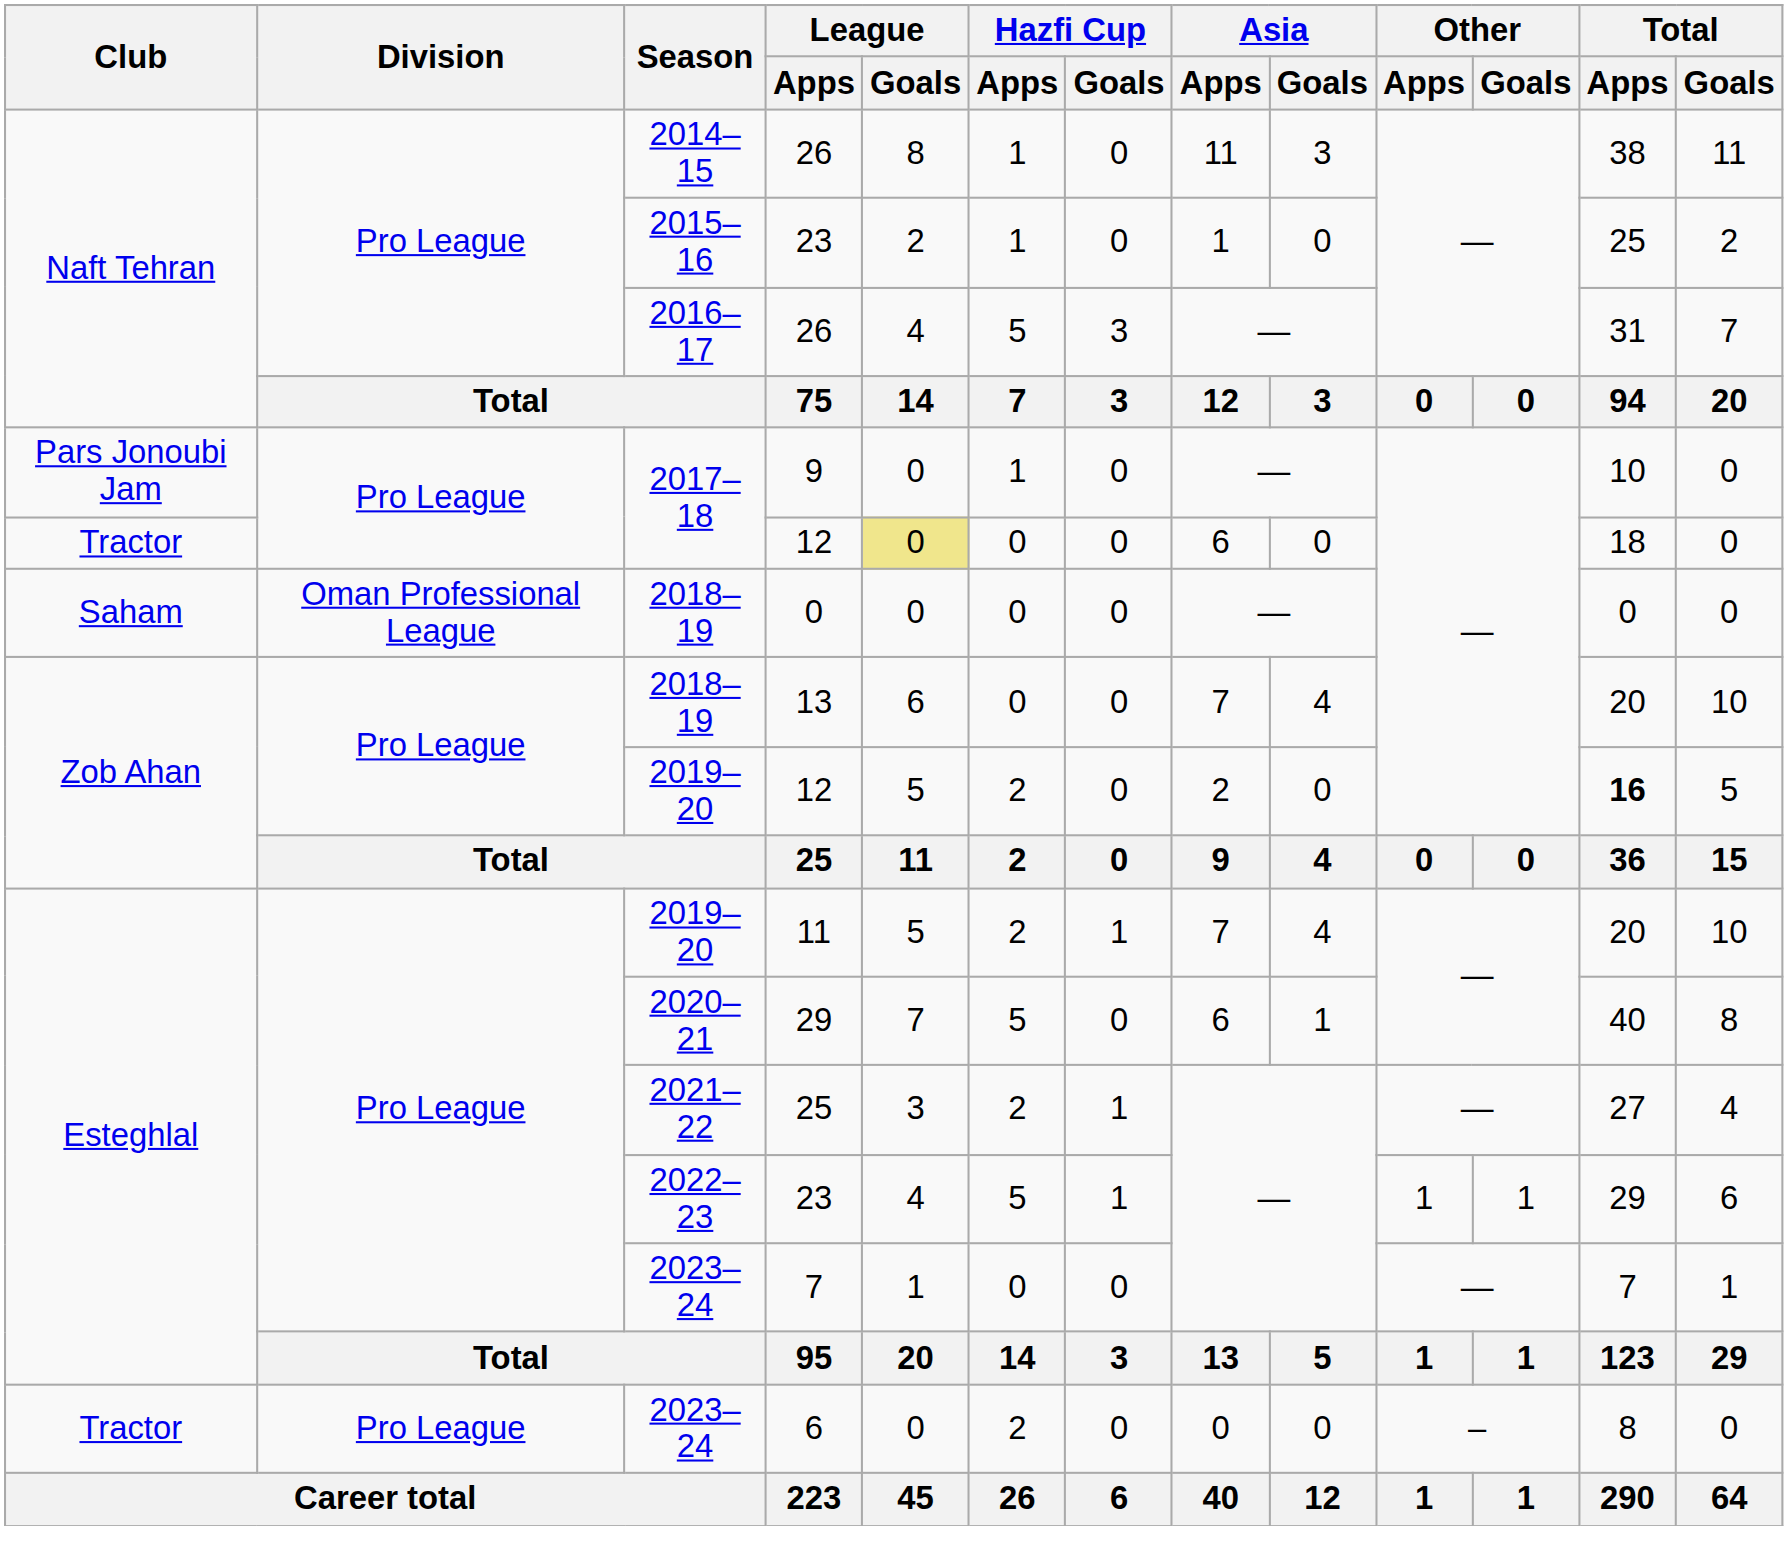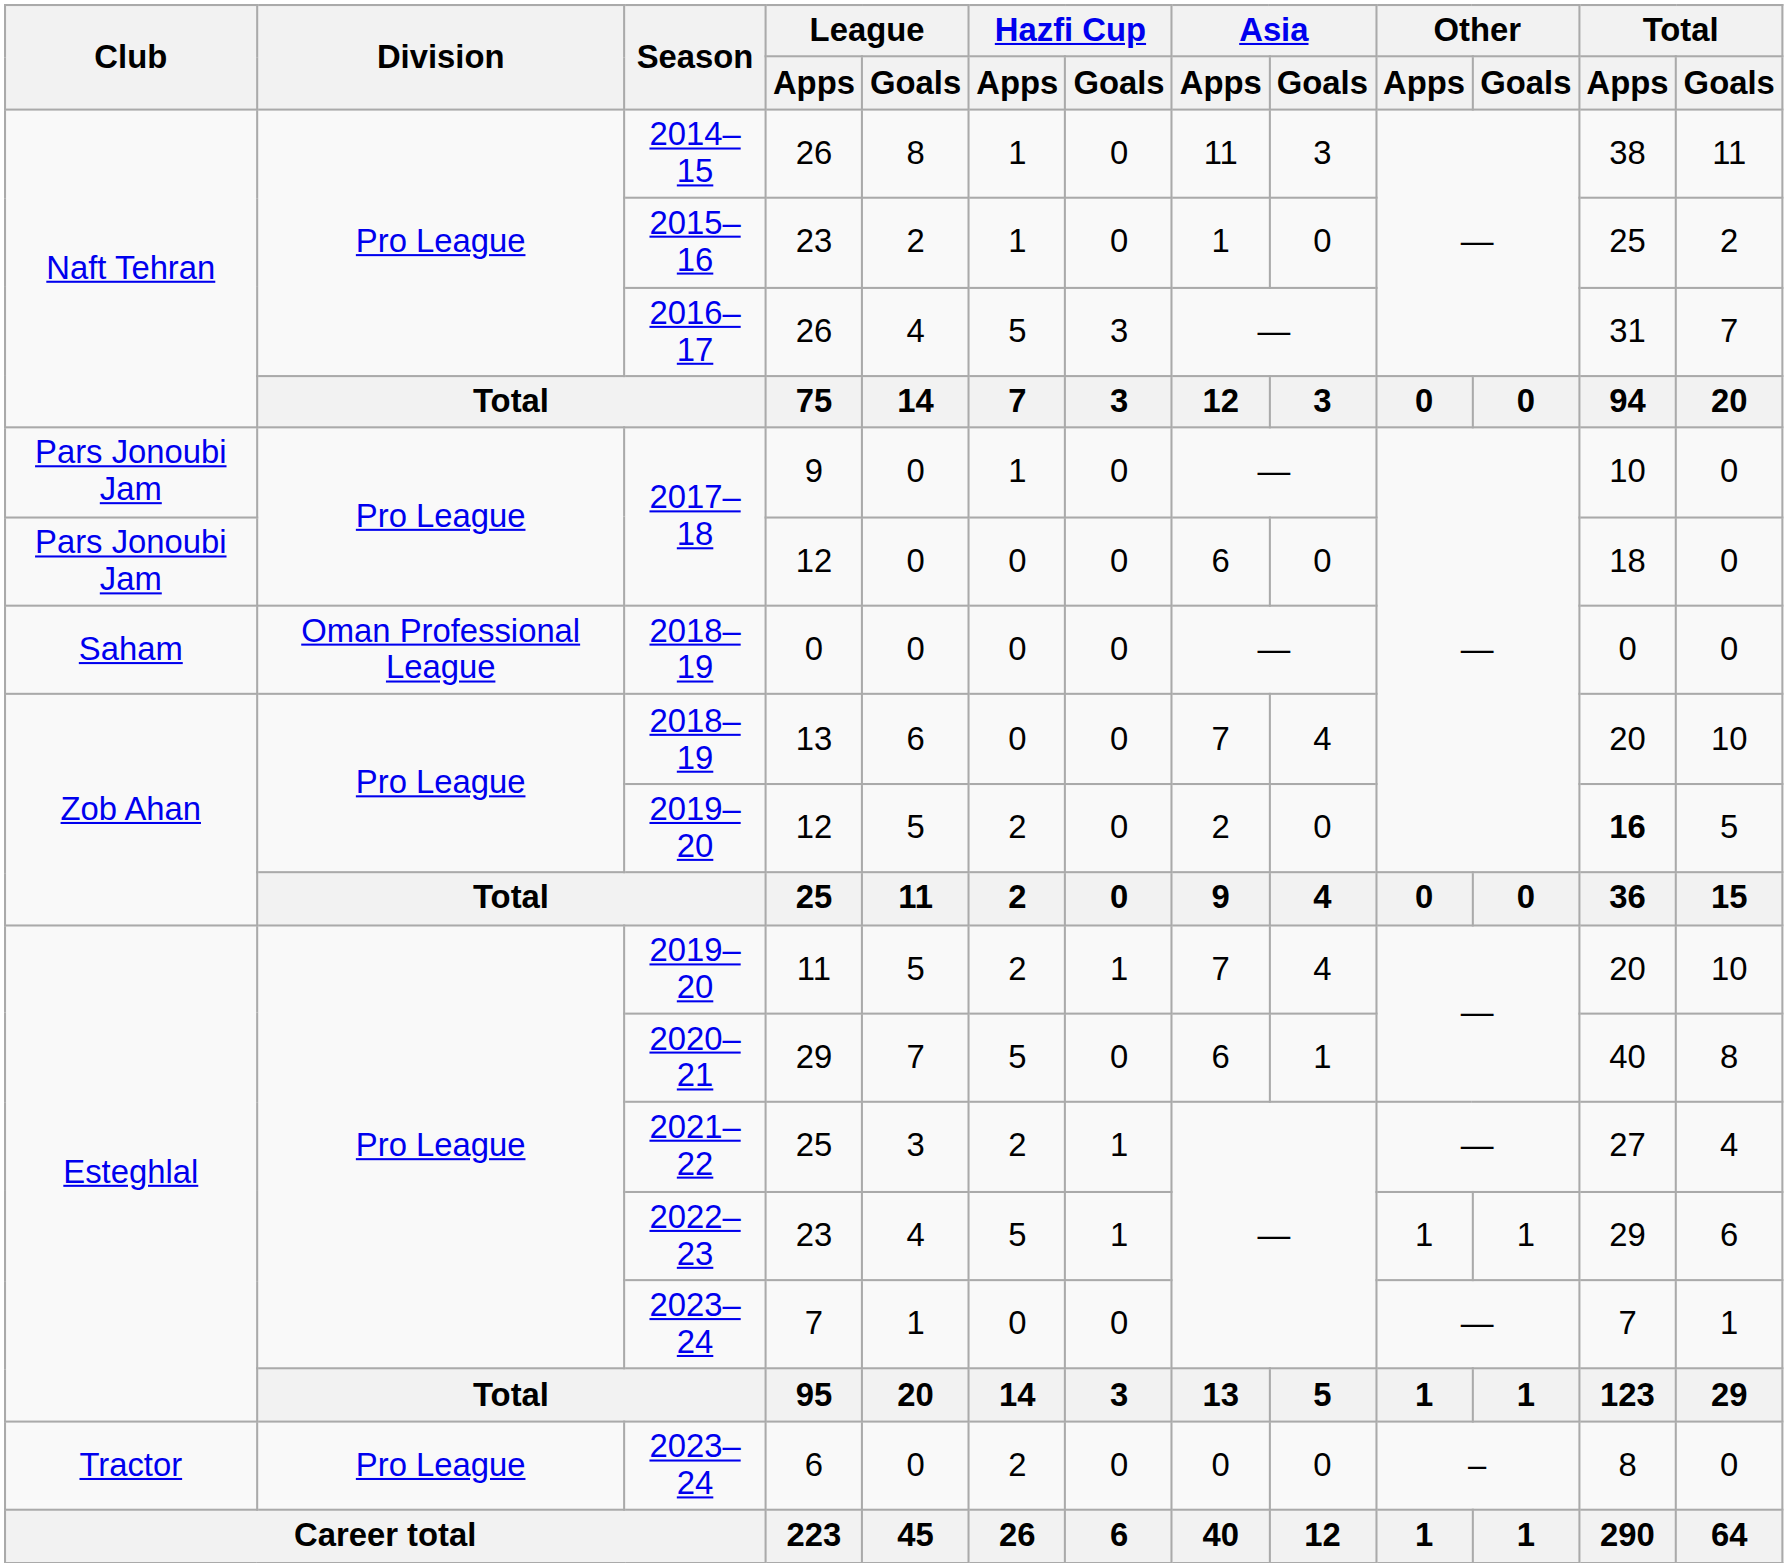(131, 542) Tractor -> (131, 560) Pars Jonoubi Jam
(916, 542) khaki background -> (916, 560) no background
